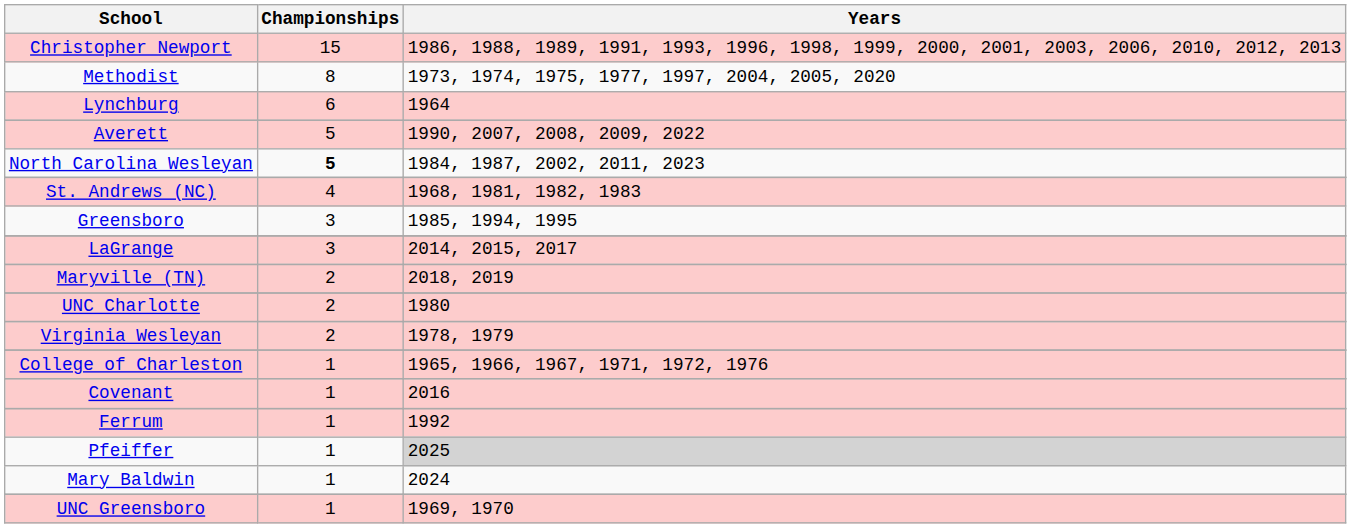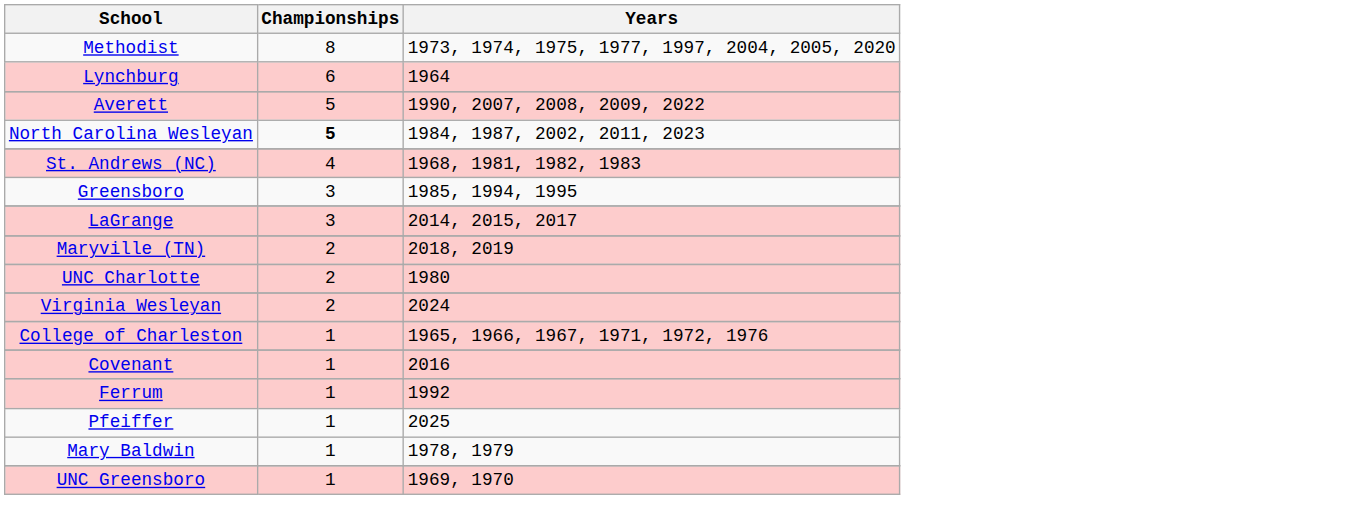- row: (131, 48)
(461, 336) 1978, 1979 -> (429, 307) 2024
(429, 451) lightgrey background -> (429, 422) no background
(429, 480) 2024 -> (461, 451) 1978, 1979
